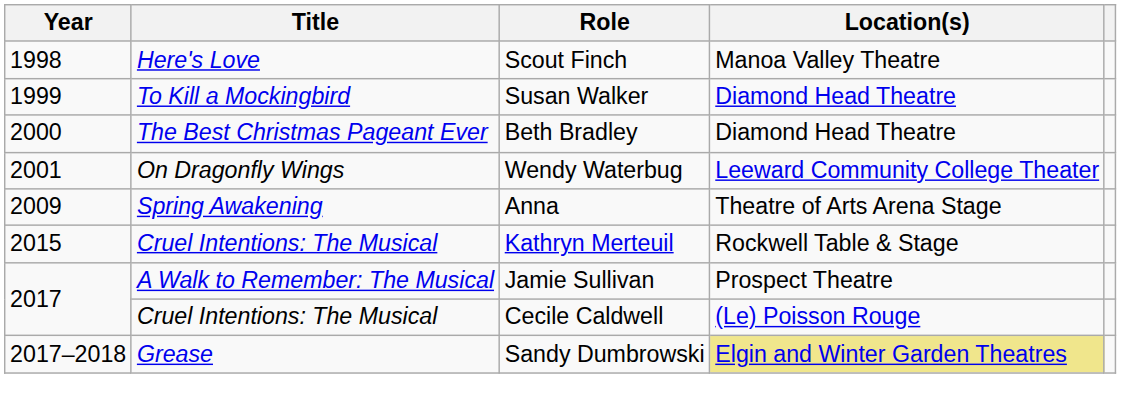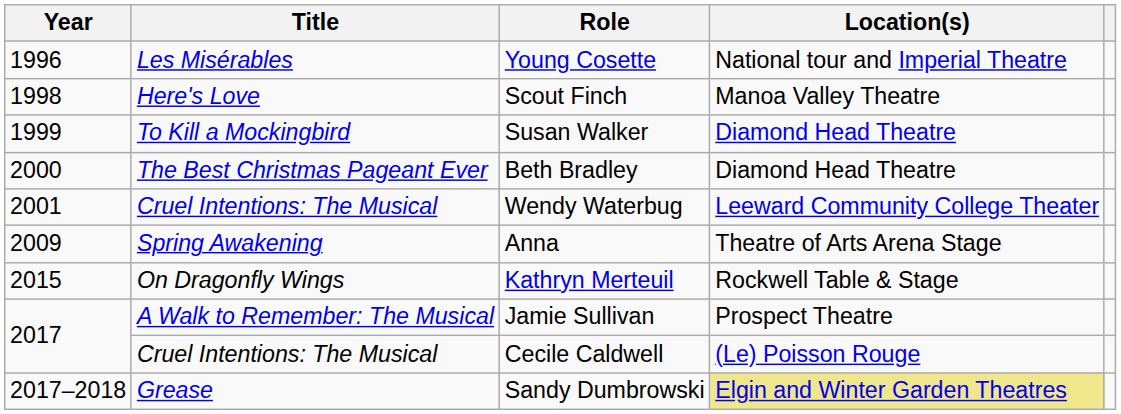+ row: (580, 59)
(241, 170) On Dragonfly Wings -> (287, 206) Cruel Intentions: The Musical
(287, 243) Cruel Intentions: The Musical -> (241, 280) On Dragonfly Wings
